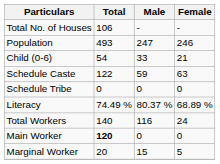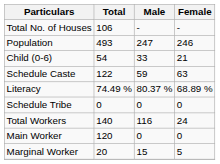rows swapped: (39, 89) <-> (24, 105)
(104, 136) bold -> (104, 136) normal
